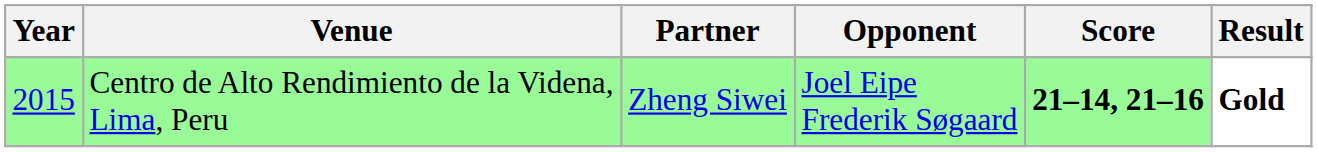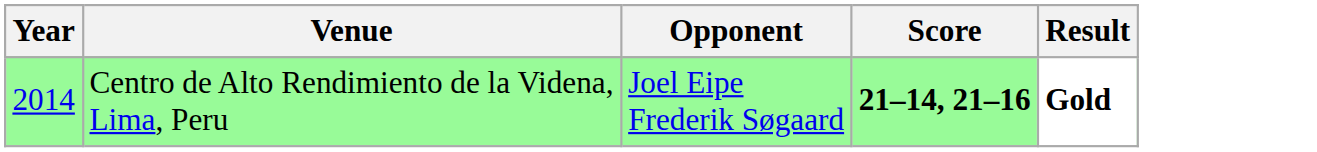- column: (708, 30)
(44, 100) 2015 -> (44, 100) 2014
